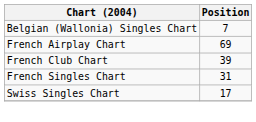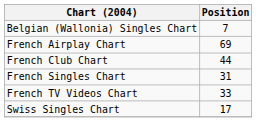(226, 61) 39 -> (226, 61) 44
+ row: (72, 93)
